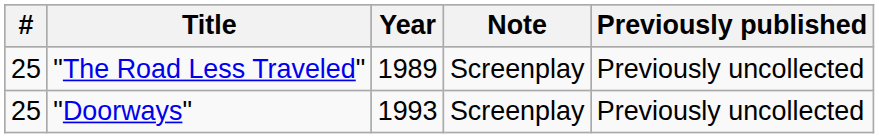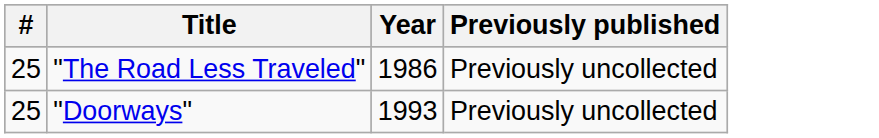- column: (517, 25)
(408, 68) 1989 -> (408, 68) 1986
